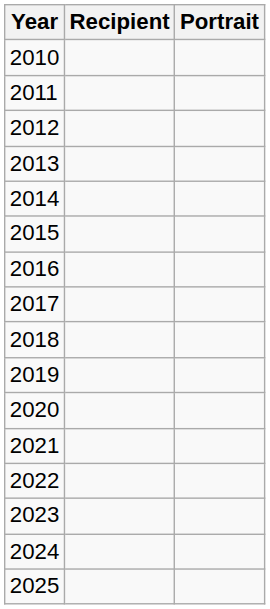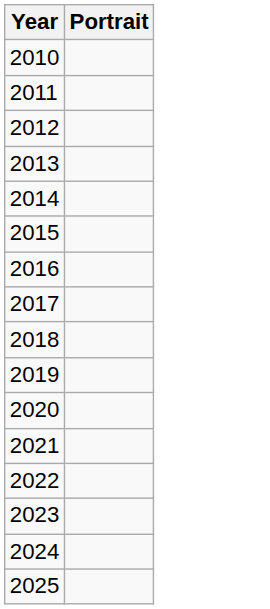- column: (120, 22)
